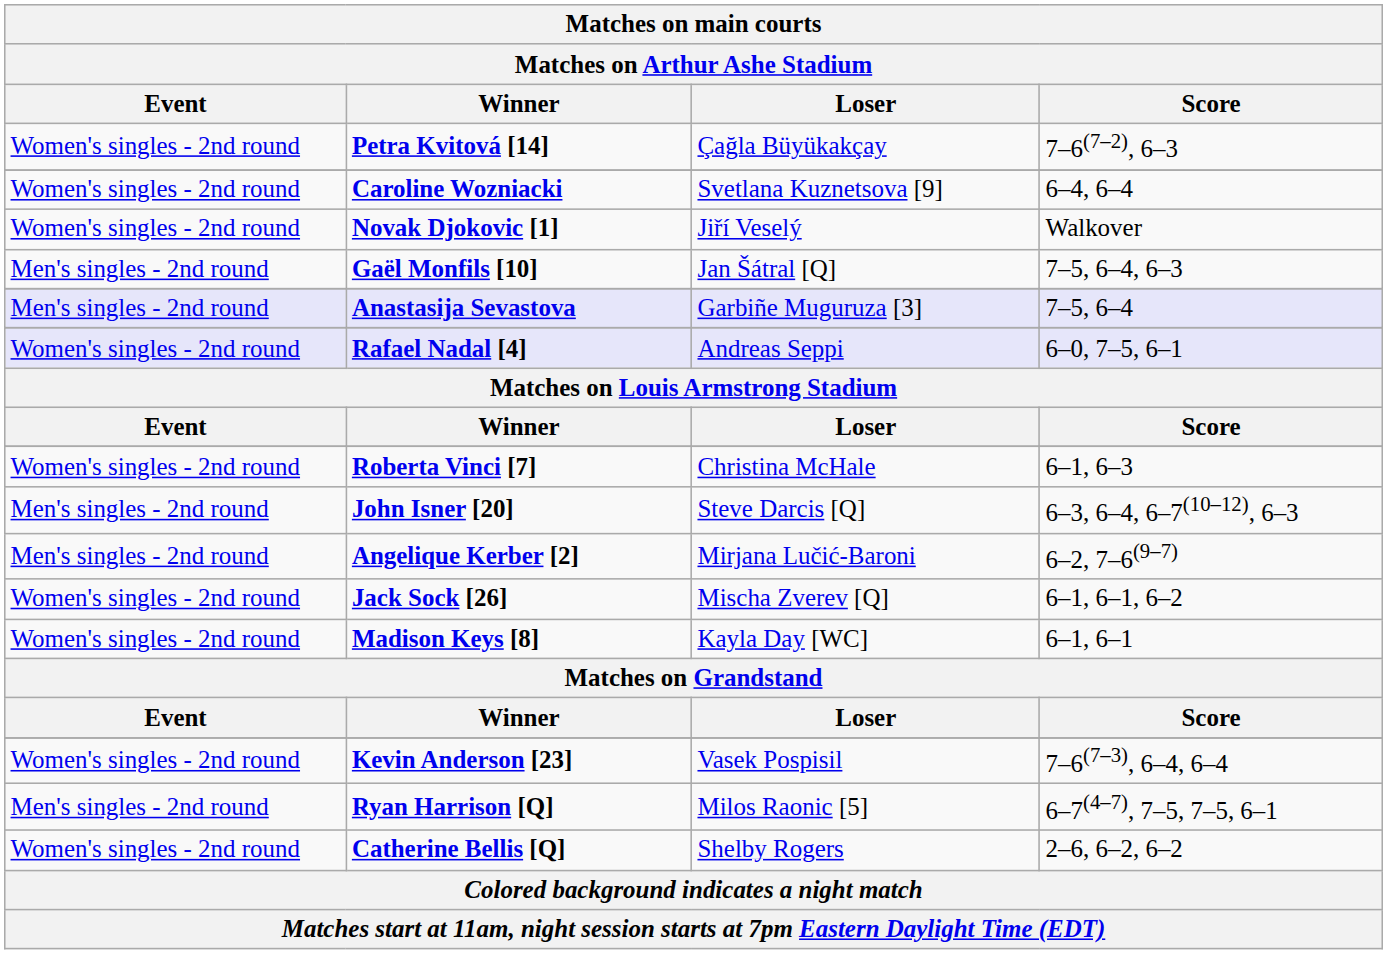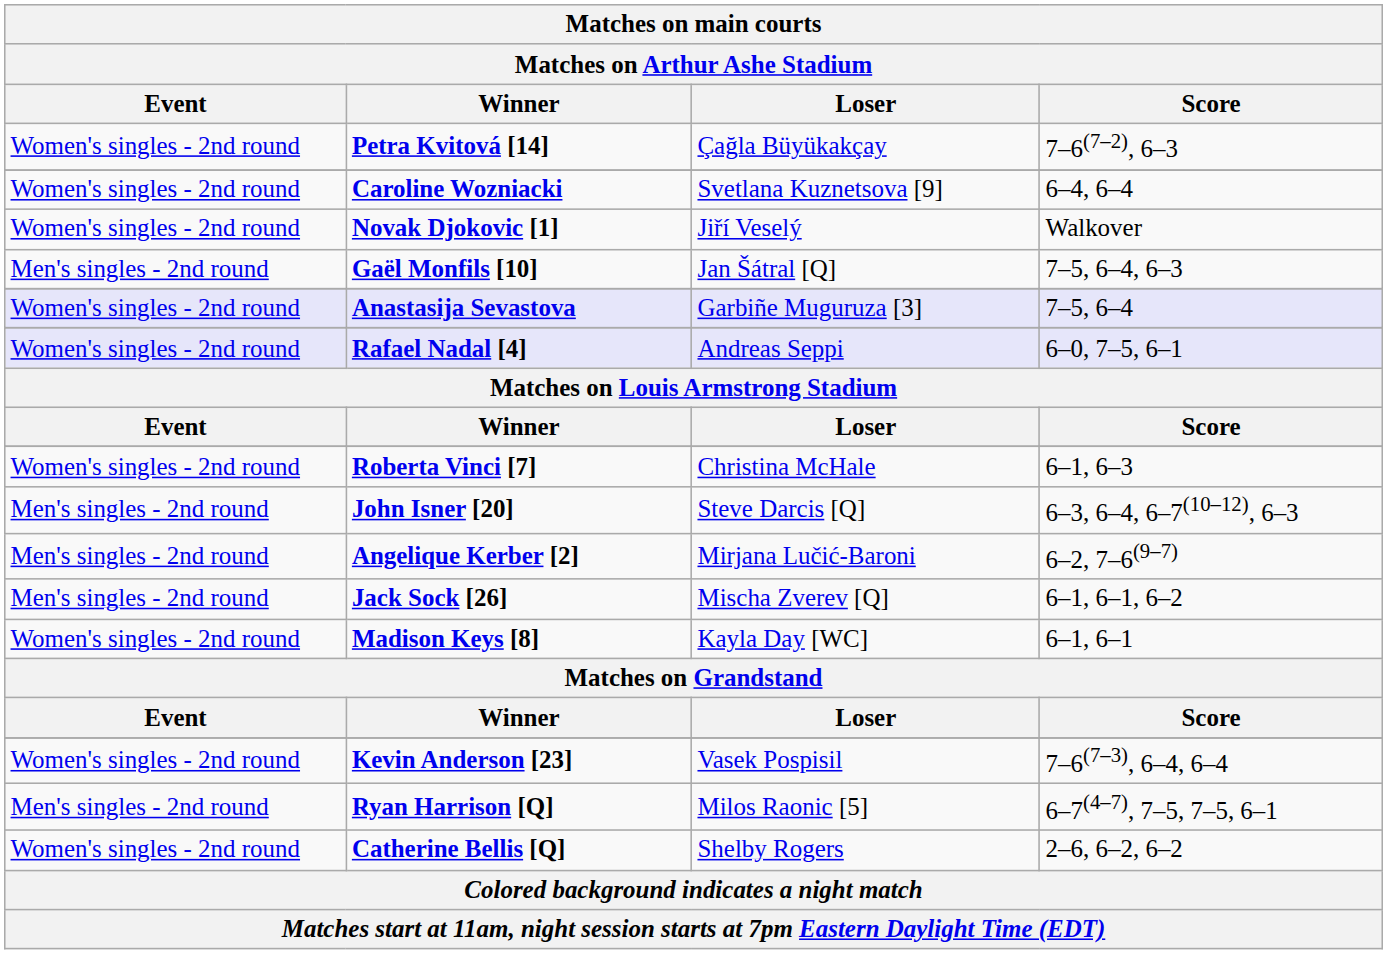(140, 308) Men's singles - 2nd round -> (155, 308) Women's singles - 2nd round
(155, 598) Women's singles - 2nd round -> (140, 598) Men's singles - 2nd round
